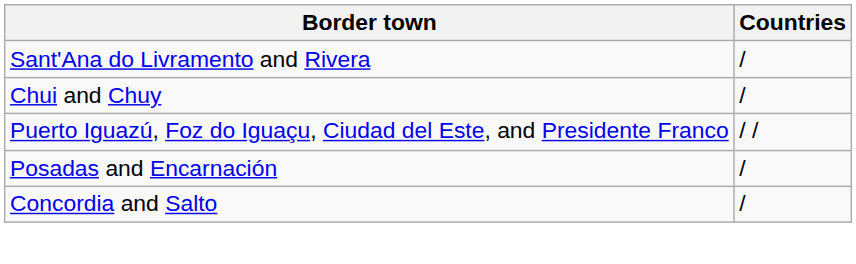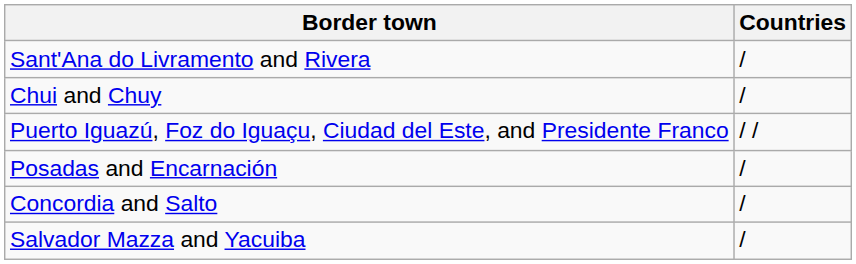+ row: (158, 240)
